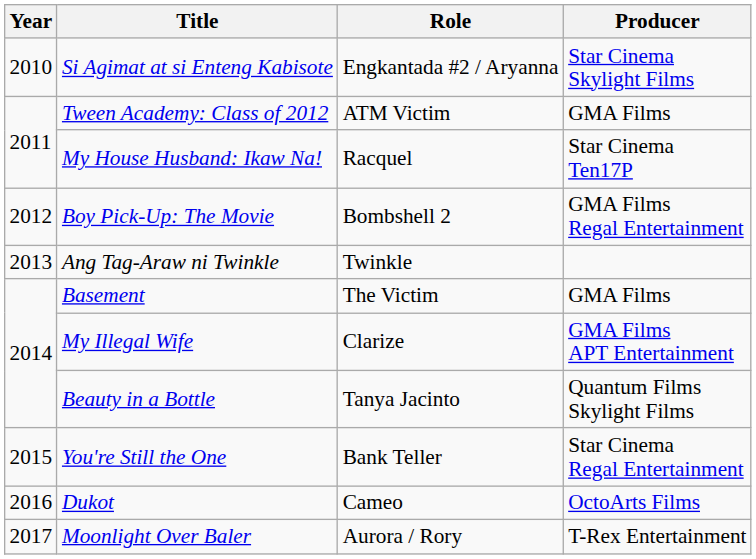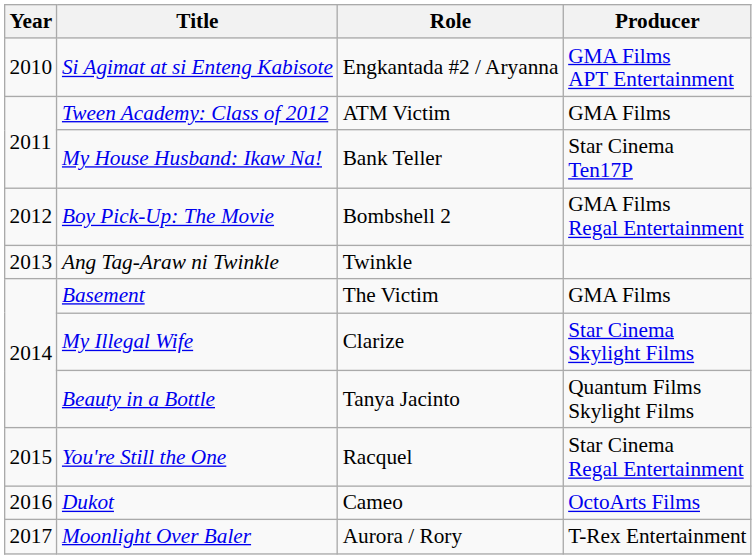(631, 67) Star Cinema Skylight Films -> (651, 67) GMA Films APT Entertainment
(378, 158) Racquel -> (392, 158) Bank Teller
(651, 341) GMA Films APT Entertainment -> (631, 341) Star Cinema Skylight Films
(392, 456) Bank Teller -> (378, 456) Racquel
